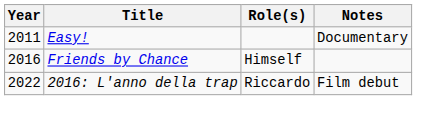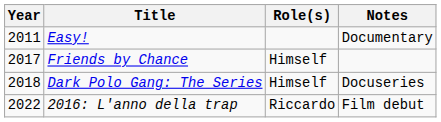(24, 61) 2016 -> (24, 61) 2017
+ row: (155, 83)
